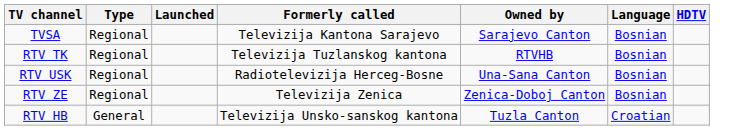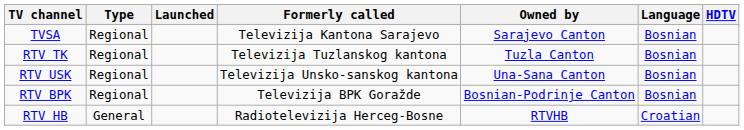(534, 55) RTVHB -> (549, 55) Tuzla Canton
(339, 75) Radiotelevizija Herceg-Bosne -> (339, 75) Televizija Unsko-sanskog kantona
- row: (45, 95)
+ row: (45, 95)
(339, 115) Televizija Unsko-sanskog kantona -> (339, 115) Radiotelevizija Herceg-Bosne
(534, 115) Tuzla Canton -> (549, 115) RTVHB
